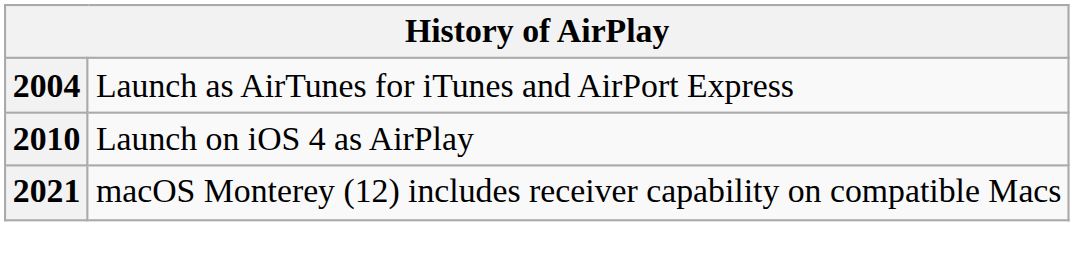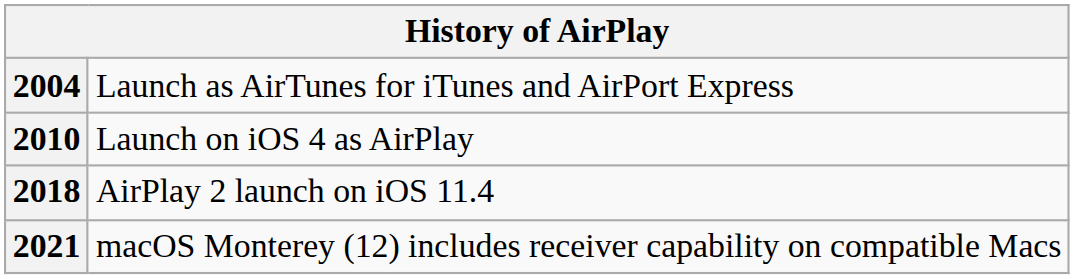+ row: (47, 191)
